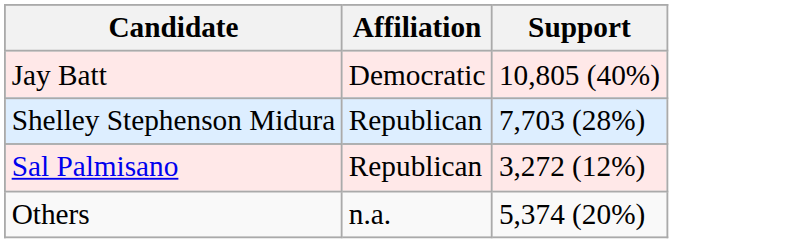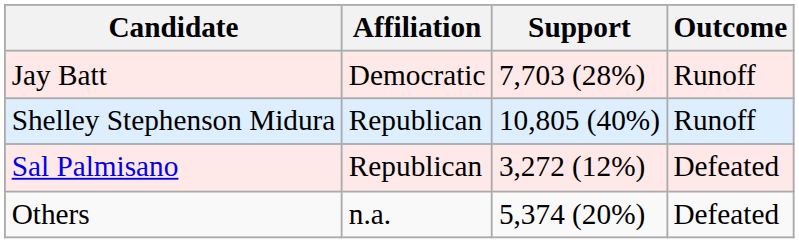+ column: (730, 27)
(579, 74) 10,805 (40%) -> (572, 74) 7,703 (28%)
(572, 120) 7,703 (28%) -> (579, 120) 10,805 (40%)
